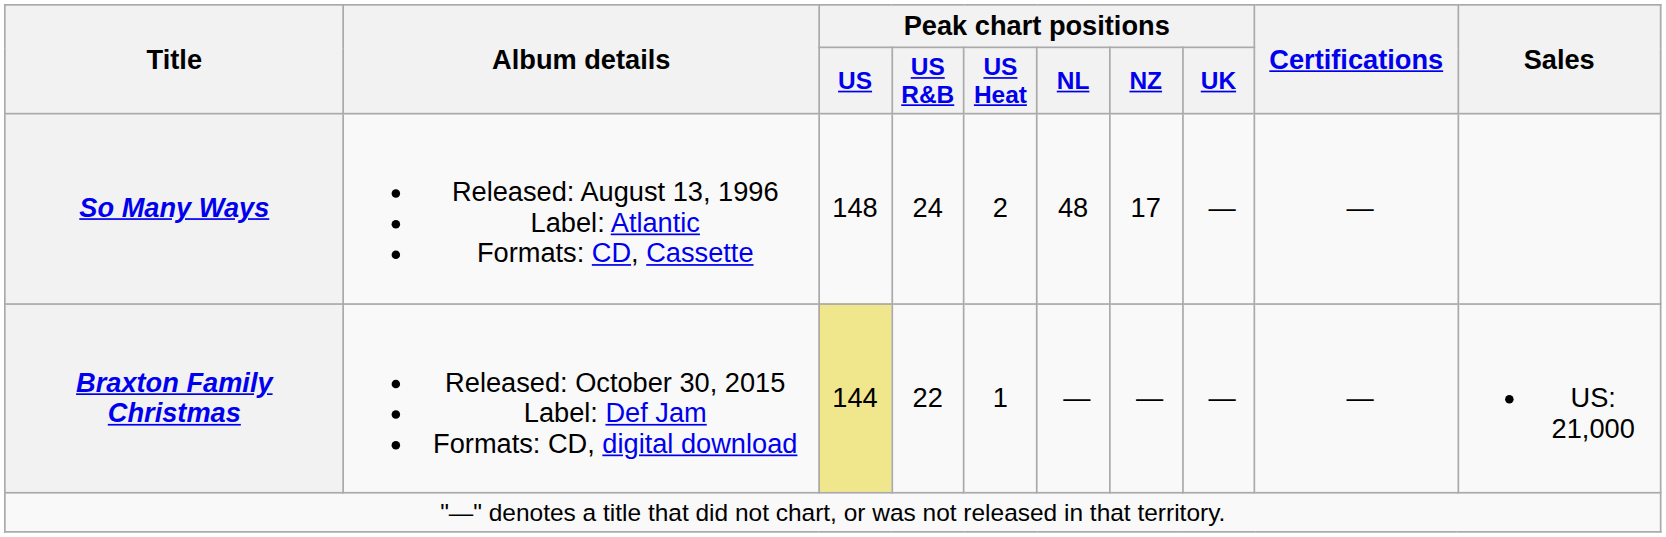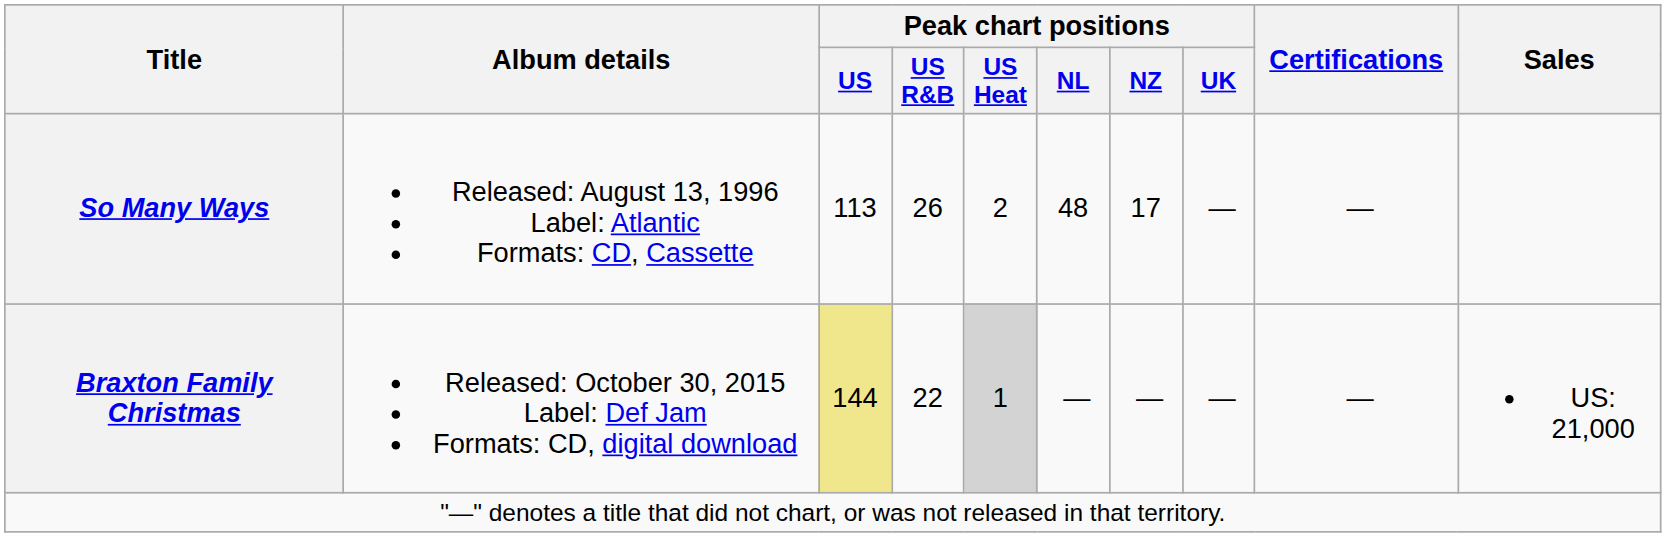(855, 208) 148 -> (855, 208) 113
(928, 208) 24 -> (928, 208) 26
(1000, 397) no background -> (1000, 397) lightgrey background
